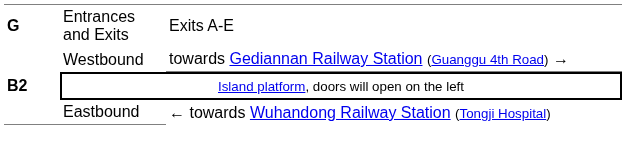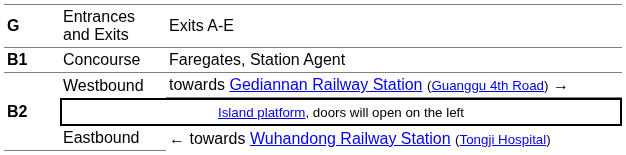+ row: (102, 60)
